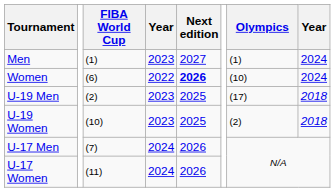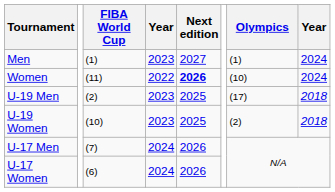(92, 78) (6) -> (94, 78) (11)
(94, 173) (11) -> (92, 173) (6)
